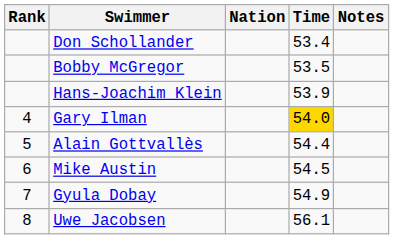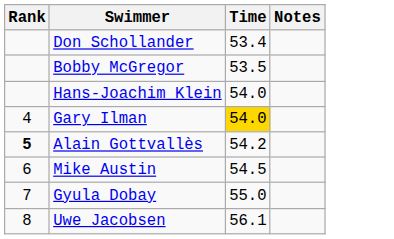- column: (257, 17)
(311, 94) 53.9 -> (248, 94) 54.0
(27, 144) normal -> (27, 144) bold
(311, 144) 54.4 -> (248, 144) 54.2
(311, 195) 54.9 -> (248, 195) 55.0
